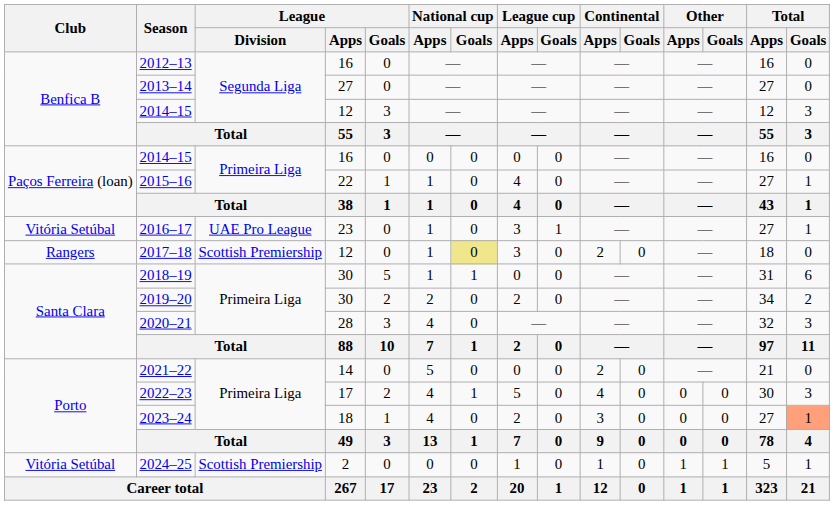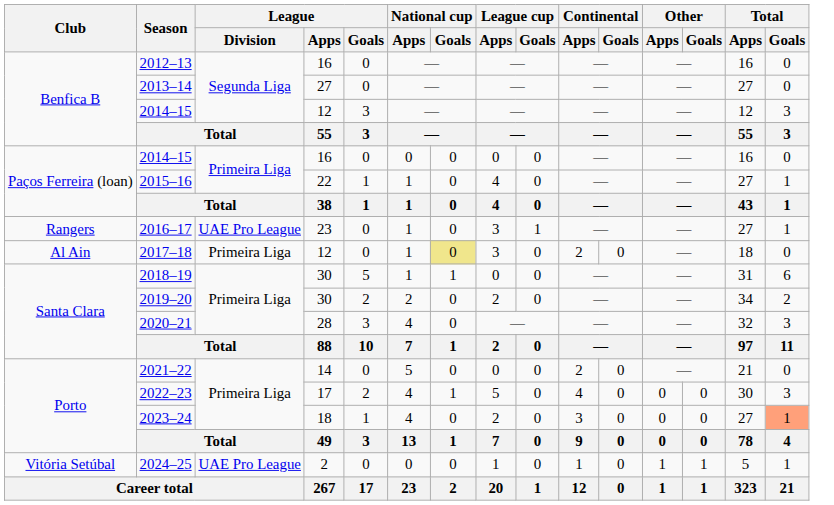(70, 228) Vitória Setúbal -> (70, 228) Rangers
(70, 252) Rangers -> (70, 252) Al Ain
(260, 252) Scottish Premiership -> (250, 252) Primeira Liga
(260, 464) Scottish Premiership -> (250, 464) UAE Pro League
